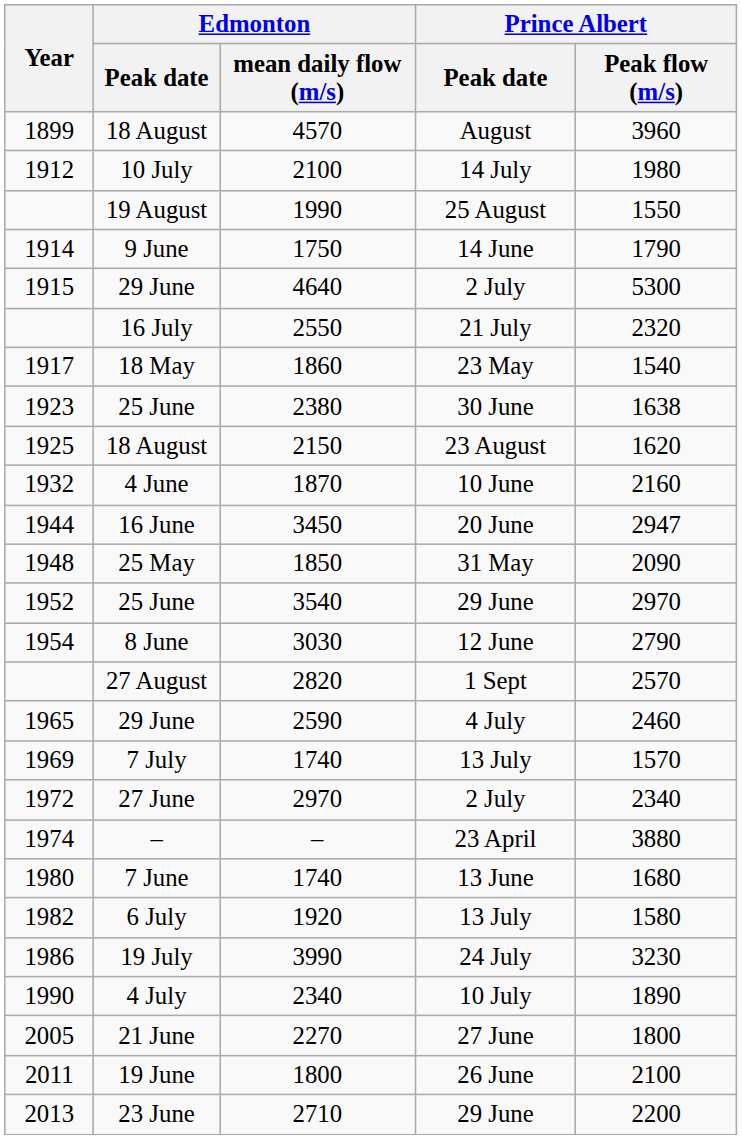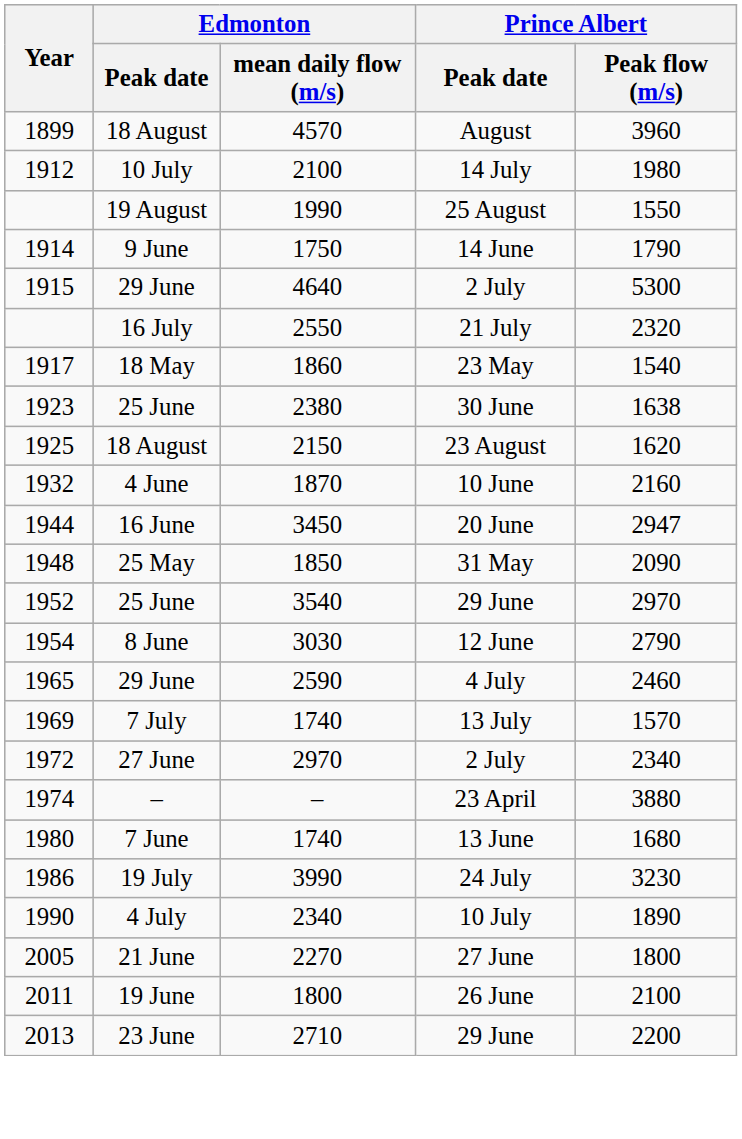- row: (49, 682)
- row: (49, 917)
